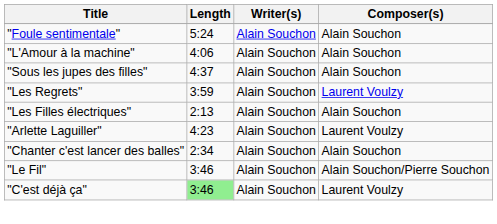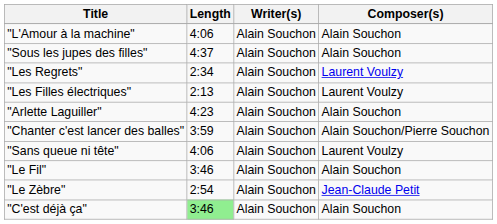- row: (64, 33)
(202, 92) 3:59 -> (202, 72) 2:34
(361, 111) Alain Souchon -> (362, 92) Laurent Voulzy
(362, 131) Laurent Voulzy -> (361, 111) Alain Souchon
(202, 151) 2:34 -> (202, 131) 3:59
(361, 151) Alain Souchon -> (406, 131) Alain Souchon/Pierre Souchon
+ row: (63, 151)
(406, 170) Alain Souchon/Pierre Souchon -> (361, 170) Alain Souchon
+ row: (36, 190)
(362, 190) Laurent Voulzy -> (361, 209) Alain Souchon
